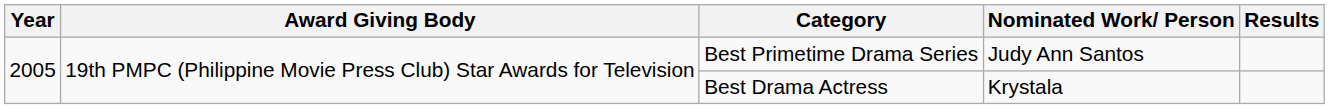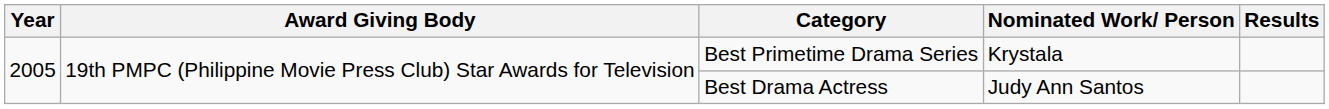(1066, 53) Judy Ann Santos -> (1025, 53) Krystala
(1025, 86) Krystala -> (1066, 86) Judy Ann Santos
